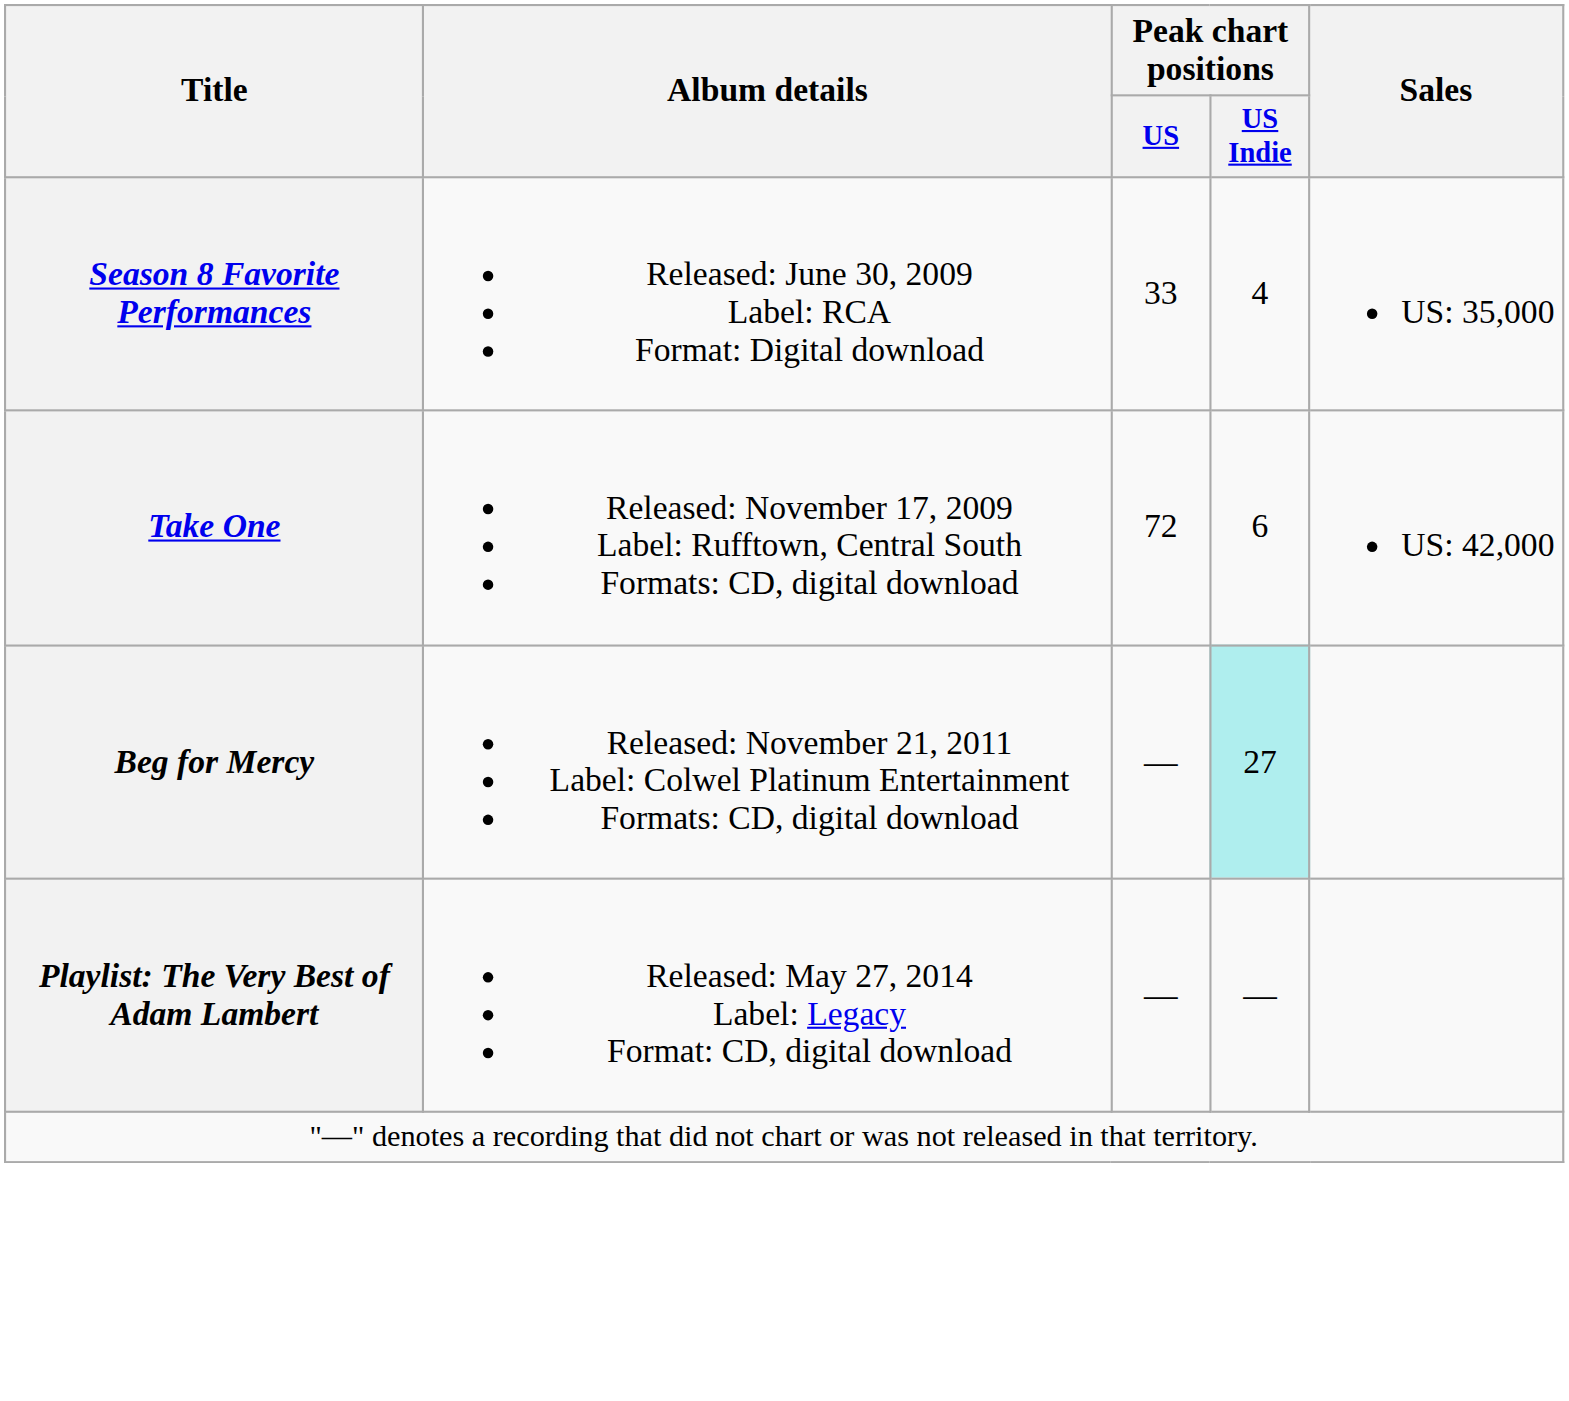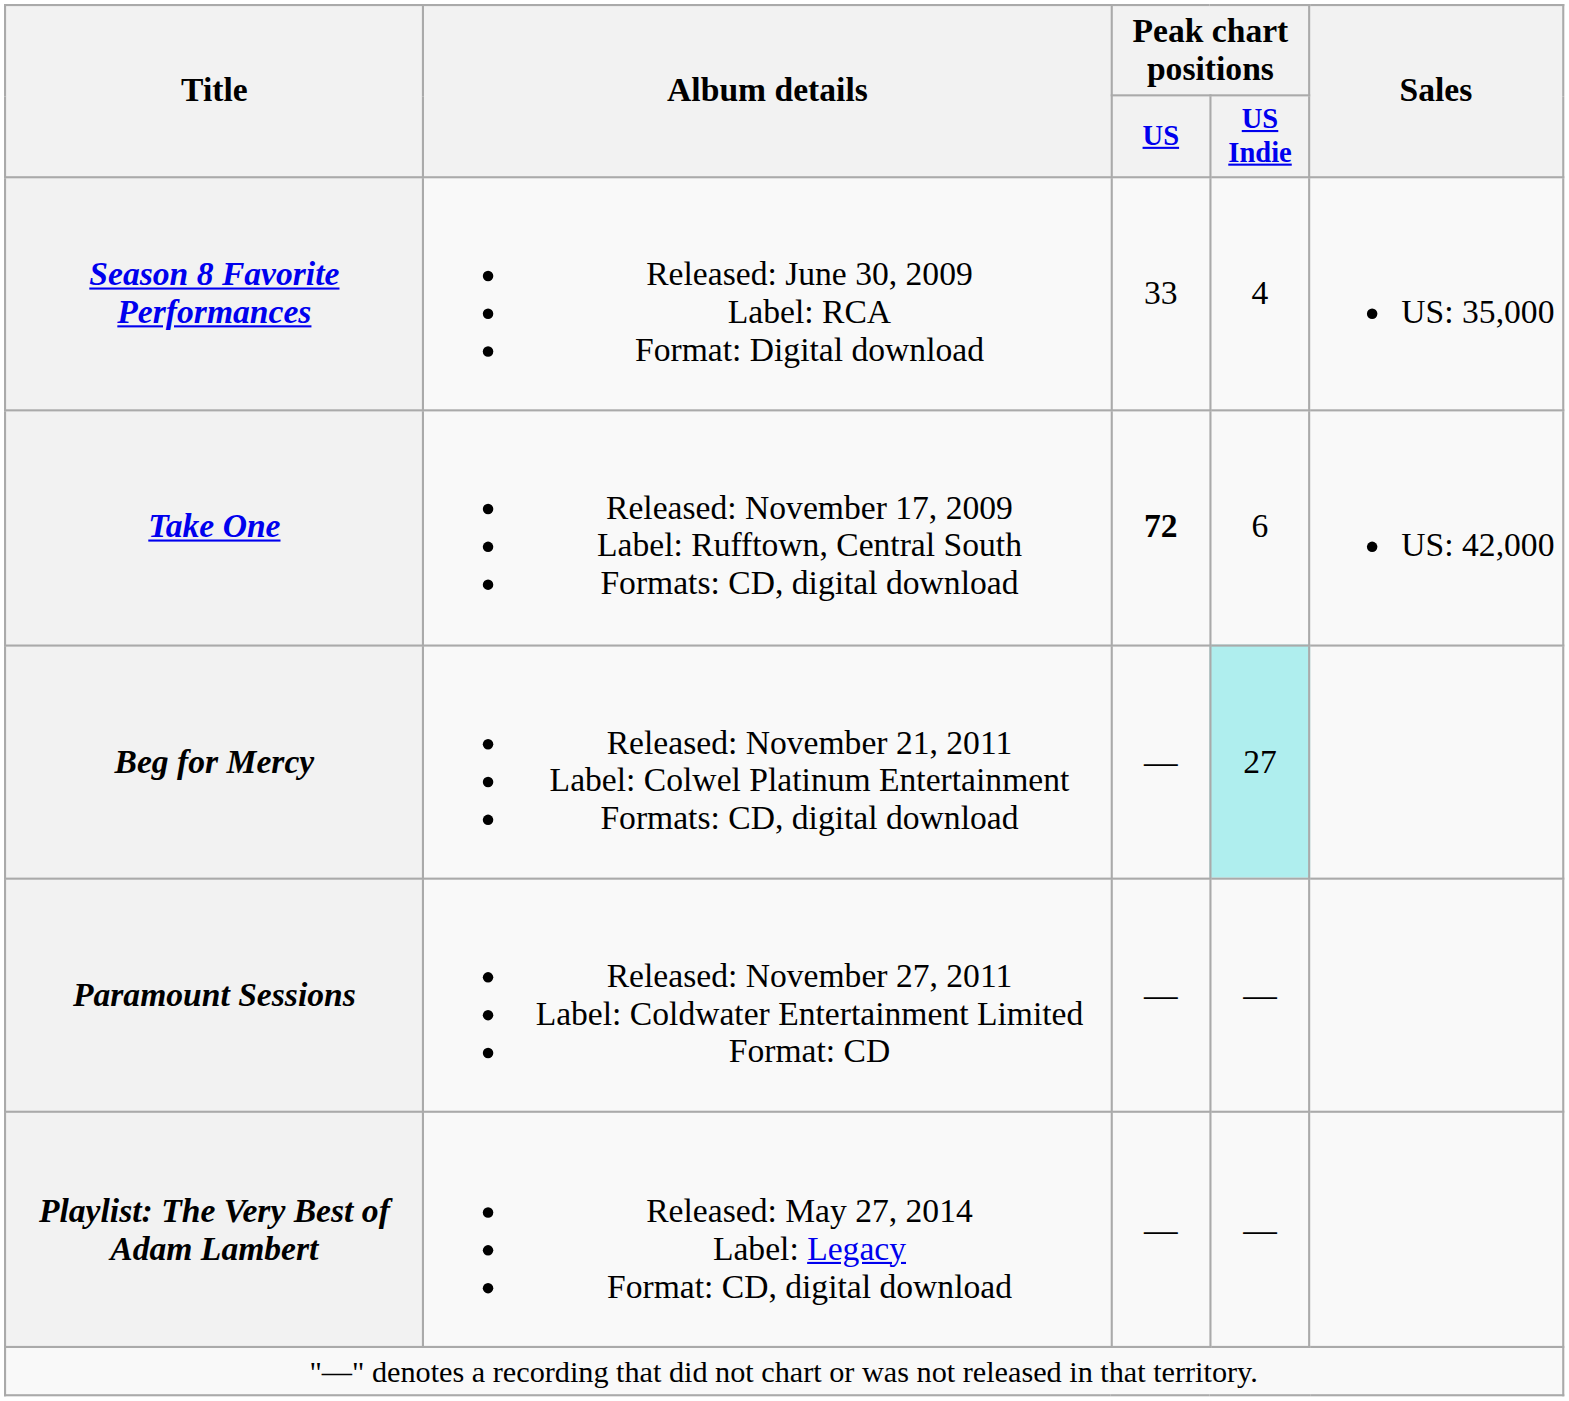(1161, 527) normal -> (1161, 527) bold
+ row: (214, 994)
